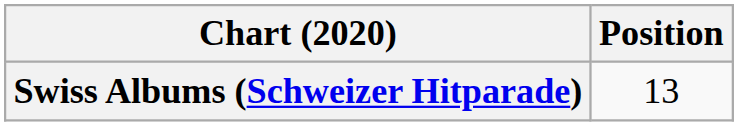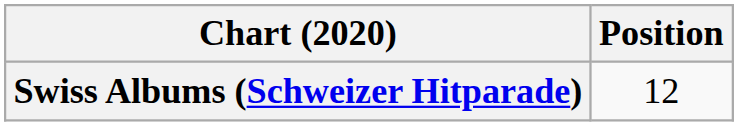(661, 90) 13 -> (661, 90) 12
